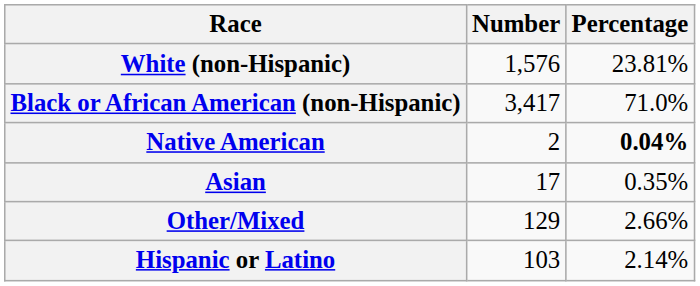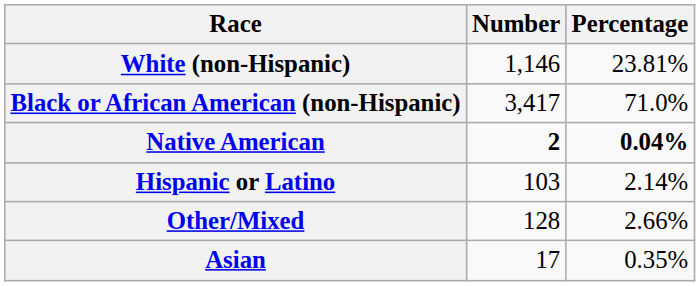(532, 63) 1,576 -> (532, 63) 1,146
(554, 142) normal -> (554, 142) bold
rows swapped: (236, 181) <-> (236, 260)
(542, 220) 129 -> (542, 220) 128
